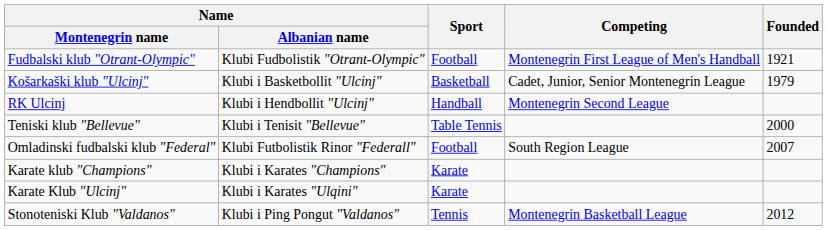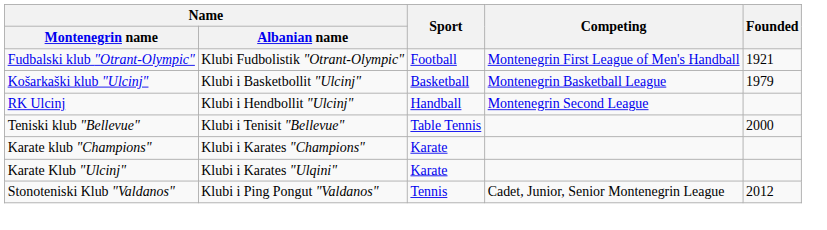(627, 81) Cadet, Junior, Senior Montenegrin League -> (577, 81) Montenegrin Basketball League
- row: (111, 147)
(597, 214) Montenegrin Basketball League -> (606, 192) Cadet, Junior, Senior Montenegrin League
